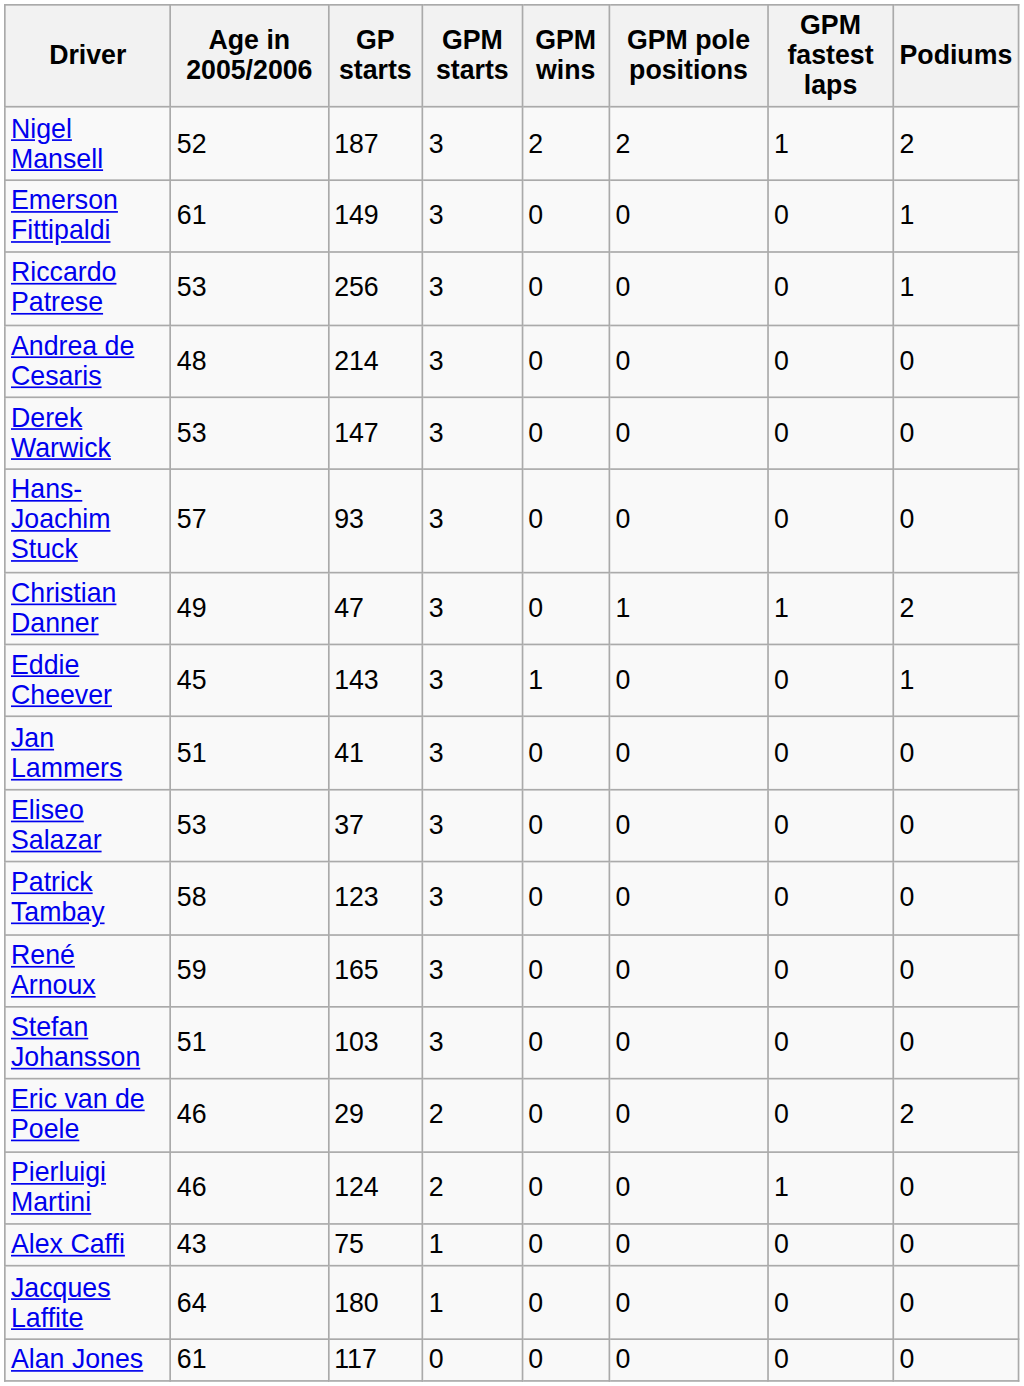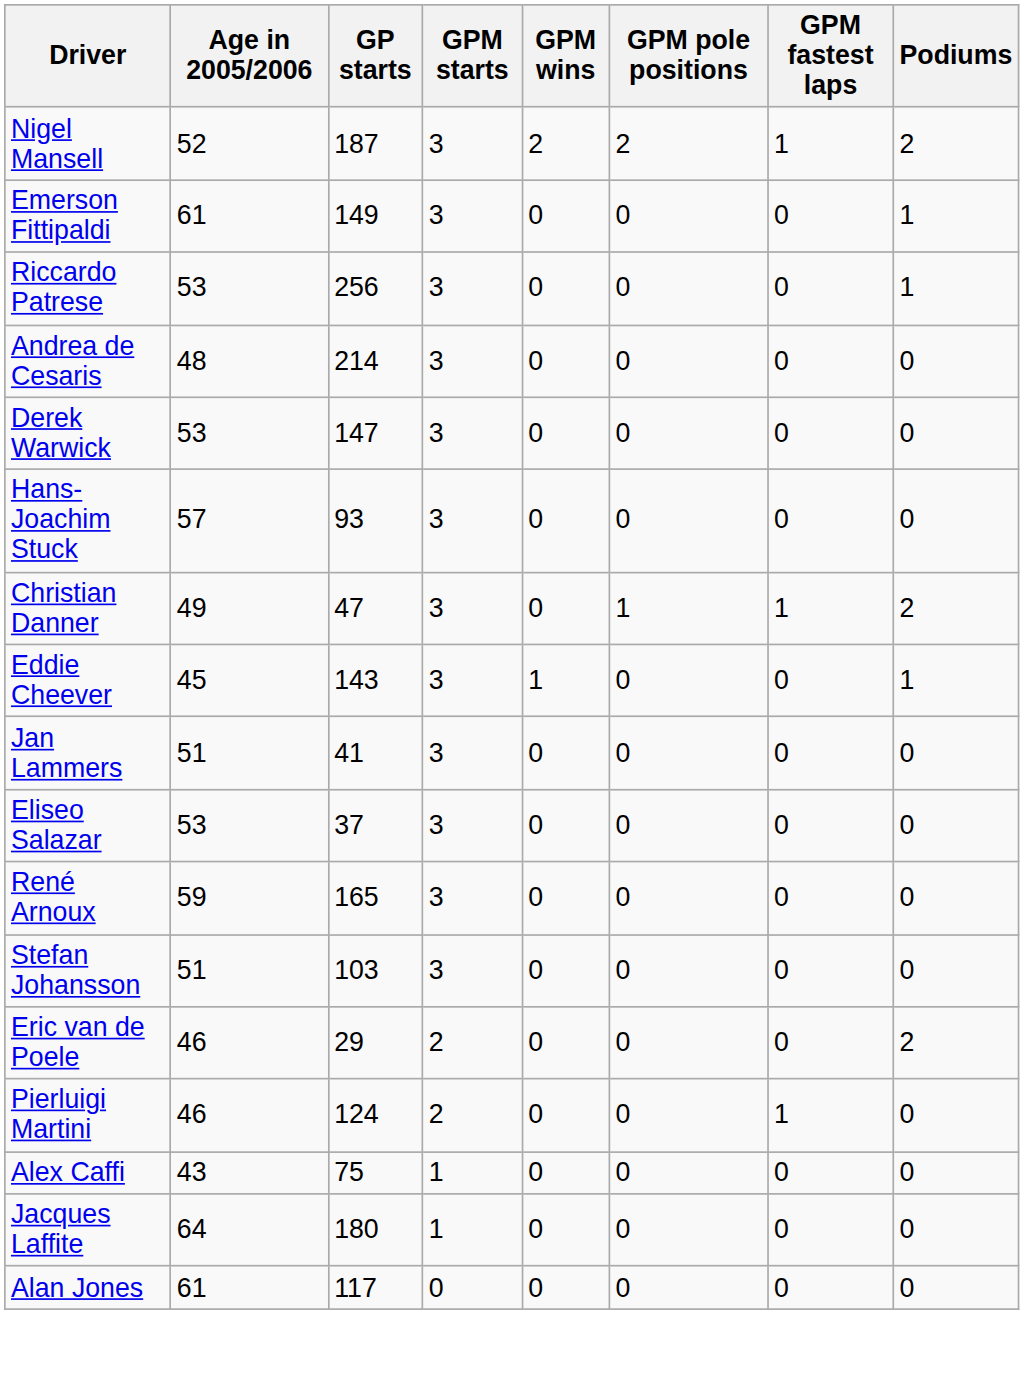- row: (58, 897)
